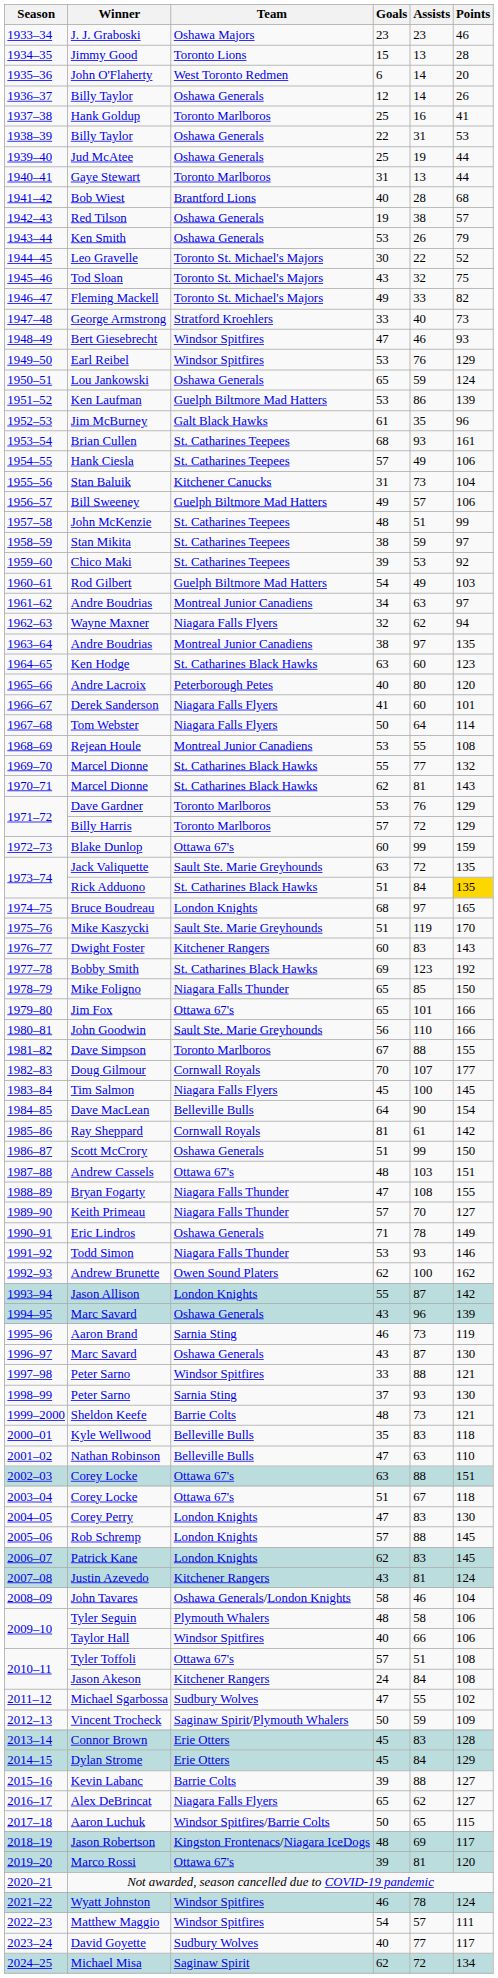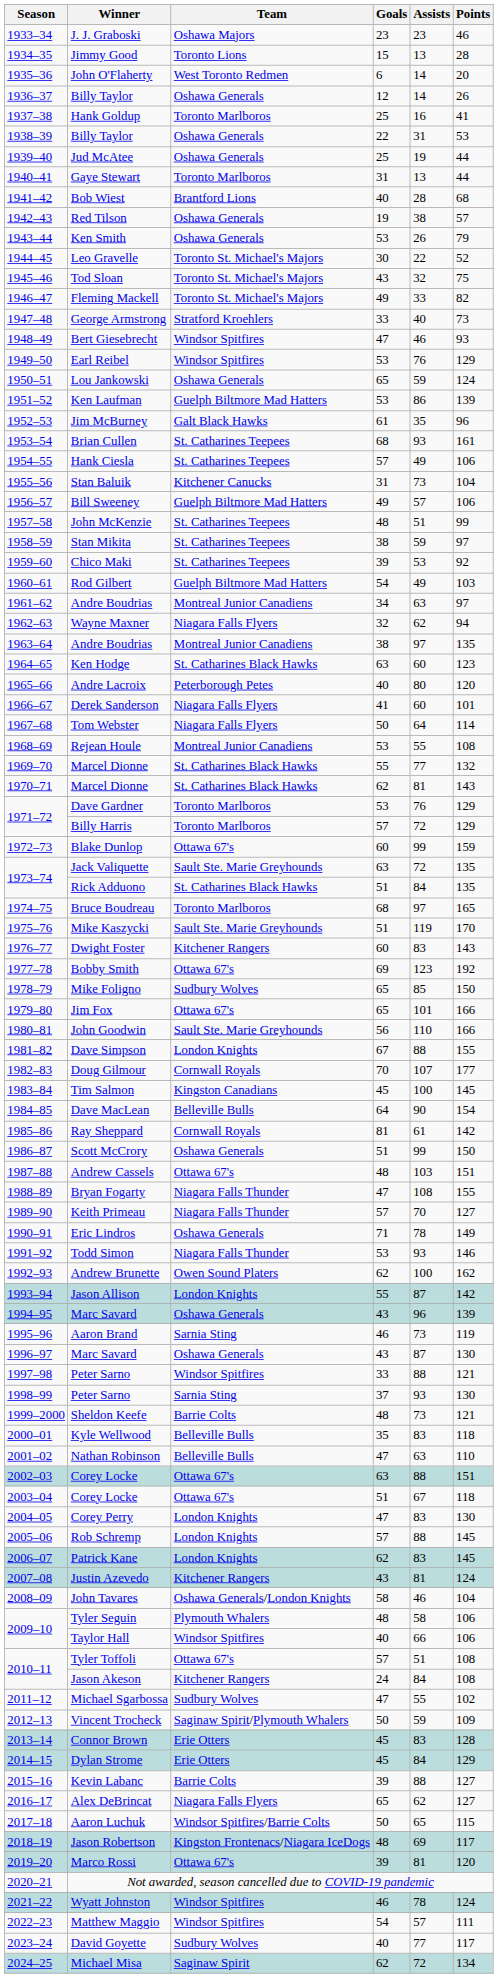(466, 887) gold background -> (466, 887) no background
(216, 907) London Knights -> (222, 907) Toronto Marlboros
(246, 968) St. Catharines Black Hawks -> (204, 968) Ottawa 67's
(231, 989) Niagara Falls Thunder -> (216, 989) Sudbury Wolves
(222, 1049) Toronto Marlboros -> (216, 1049) London Knights
(226, 1090) Niagara Falls Flyers -> (226, 1090) Kingston Canadians
